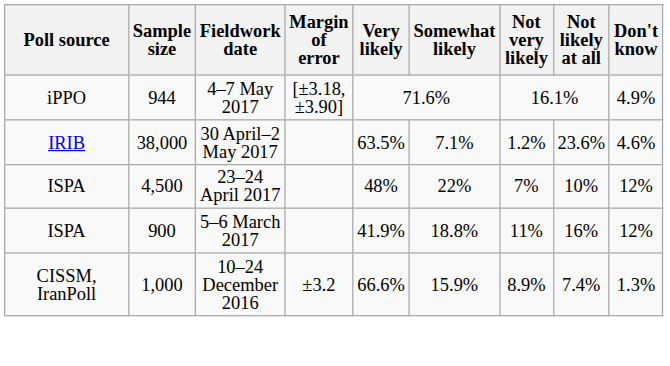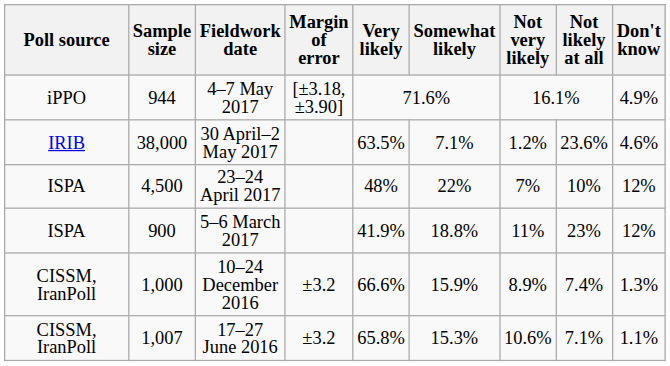(581, 231) 16% -> (584, 231) 23%
+ row: (240, 338)
